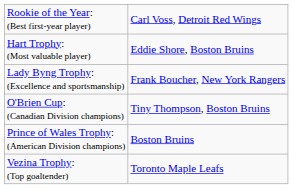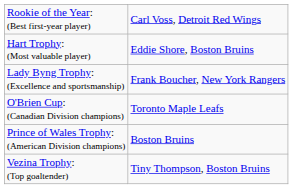(200, 109) Tiny Thompson, Boston Bruins -> (177, 109) Toronto Maple Leafs
(177, 169) Toronto Maple Leafs -> (200, 169) Tiny Thompson, Boston Bruins
